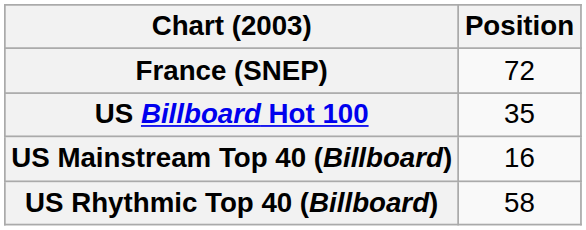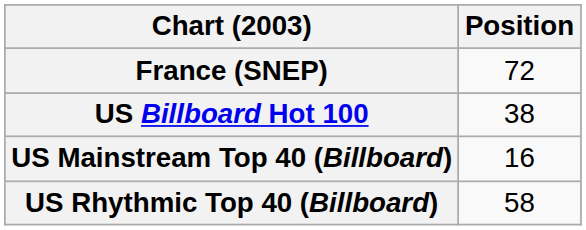(519, 114) 35 -> (519, 114) 38
